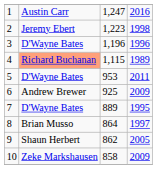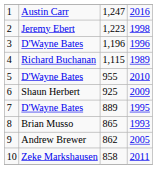(59, 60) lightsalmon background -> (59, 60) no background
(110, 76) 953 -> (110, 76) 955
(140, 76) 2011 -> (140, 76) 2010
(54, 92) Andrew Brewer -> (51, 92) Shaun Herbert
(110, 124) 864 -> (110, 124) 865
(140, 124) 1997 -> (140, 124) 1993
(51, 140) Shaun Herbert -> (54, 140) Andrew Brewer
(140, 156) 2009 -> (140, 156) 2011
